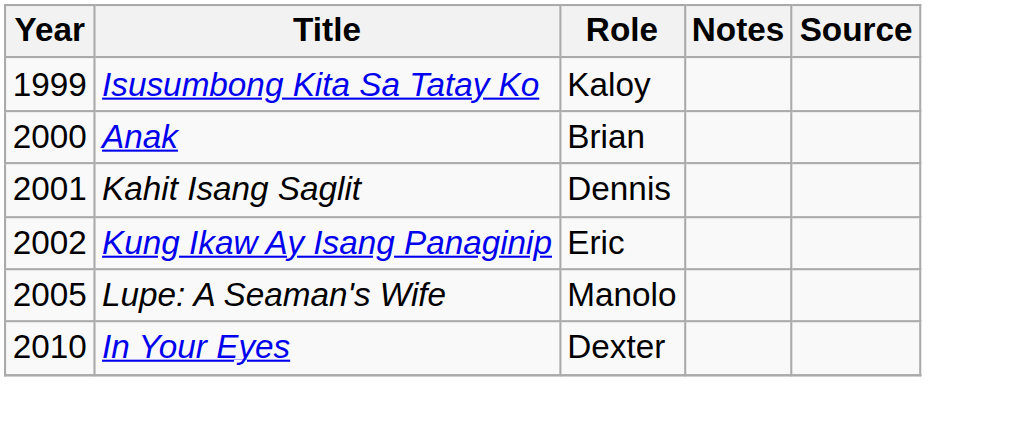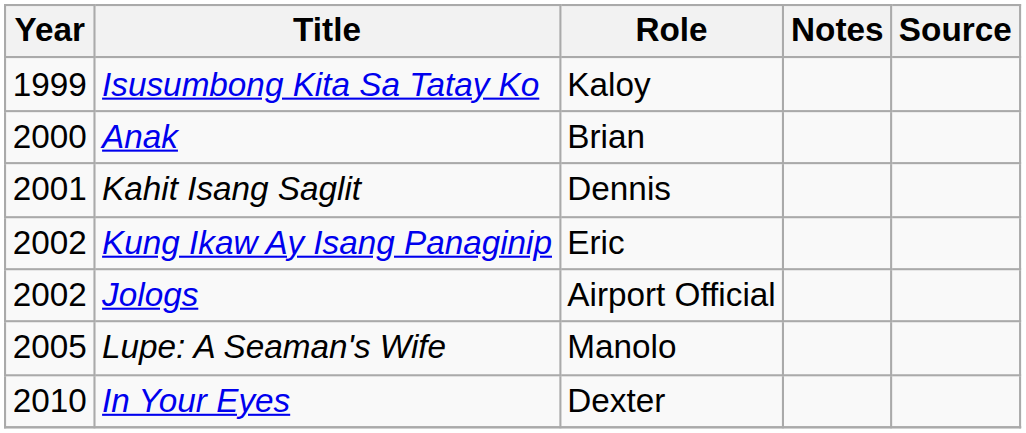+ row: (150, 294)
